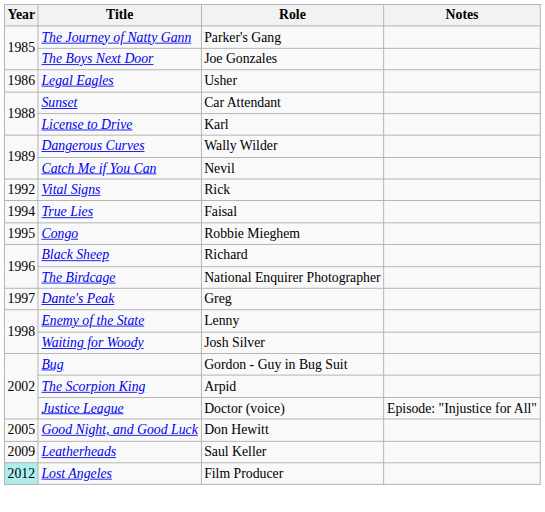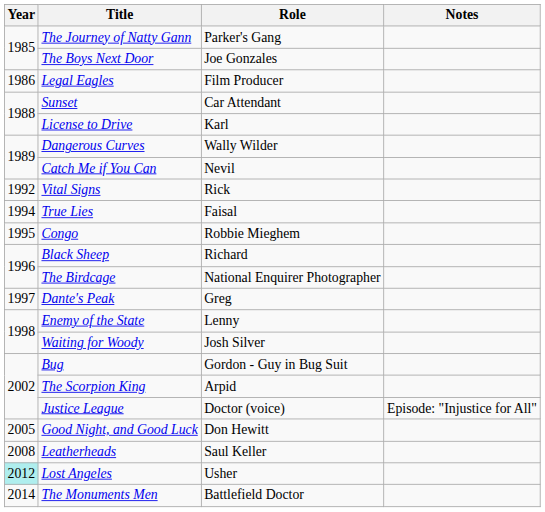(221, 80) Usher -> (244, 80) Film Producer
(21, 451) 2009 -> (21, 451) 2008
(244, 473) Film Producer -> (221, 473) Usher
+ row: (100, 495)
